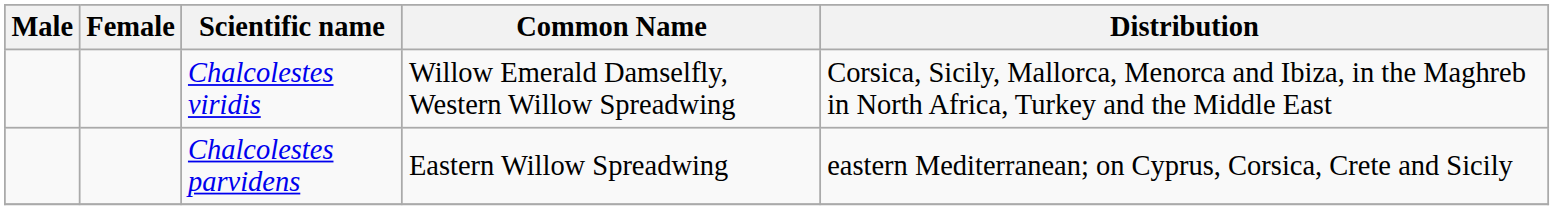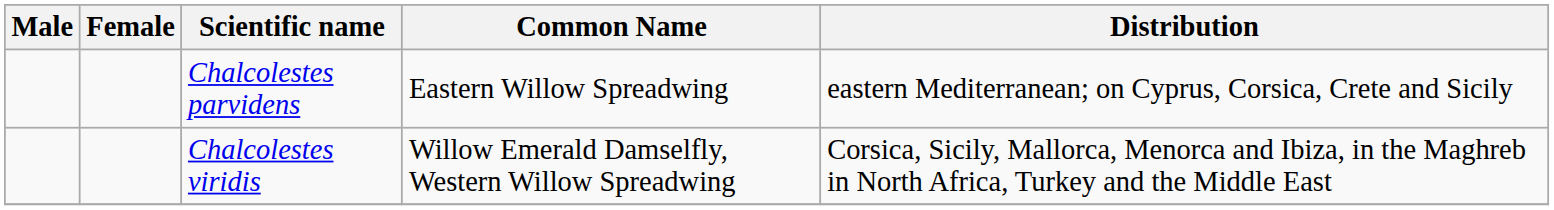rows swapped: (261, 165) <-> (261, 88)
